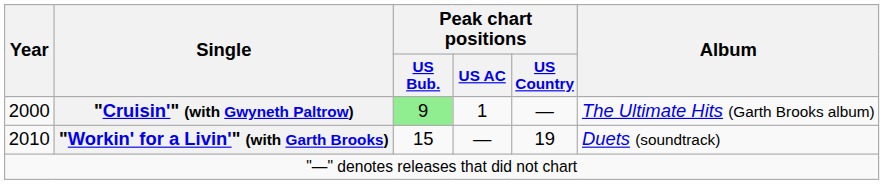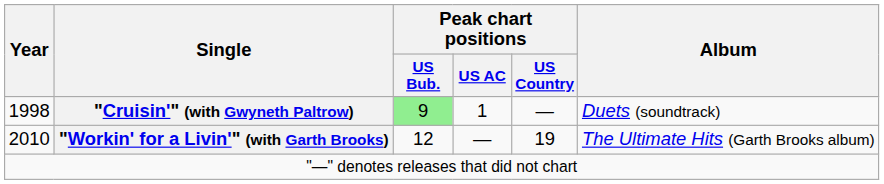(29, 110) 2000 -> (29, 110) 1998
(728, 110) The Ultimate Hits (Garth Brooks album) -> (651, 110) Duets (soundtrack)
(423, 139) 15 -> (423, 139) 12
(651, 139) Duets (soundtrack) -> (728, 139) The Ultimate Hits (Garth Brooks album)
